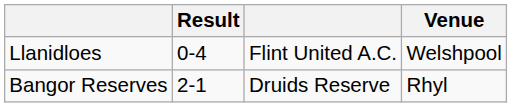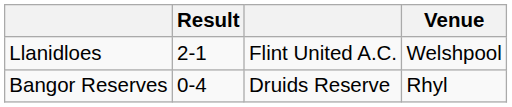(192, 53) 0-4 -> (192, 53) 2-1
(192, 85) 2-1 -> (192, 85) 0-4
